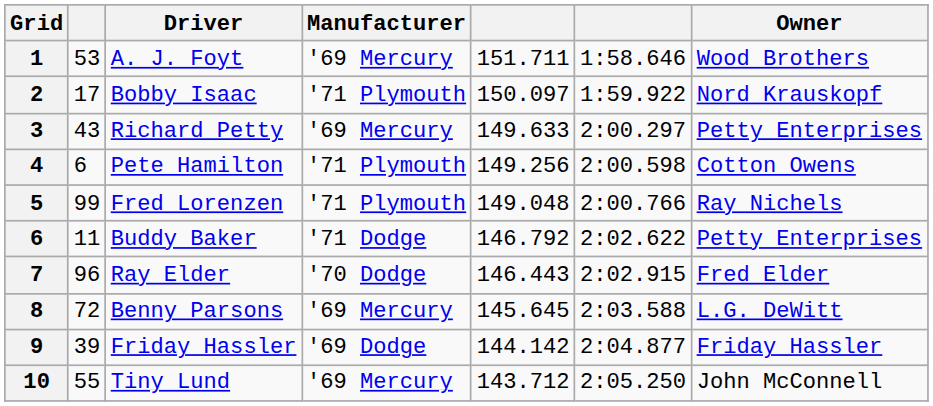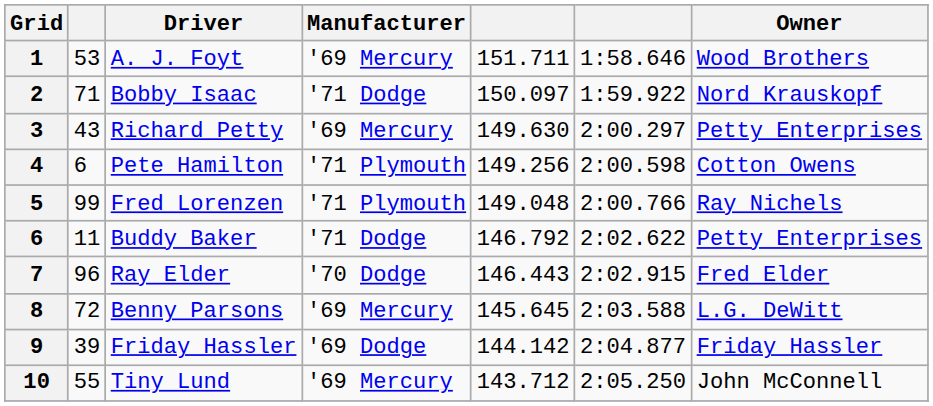(87, 95) 17 -> (87, 95) 71
(387, 95) '71 Plymouth -> (367, 95) '71 Dodge
(523, 131) 149.633 -> (523, 131) 149.630
